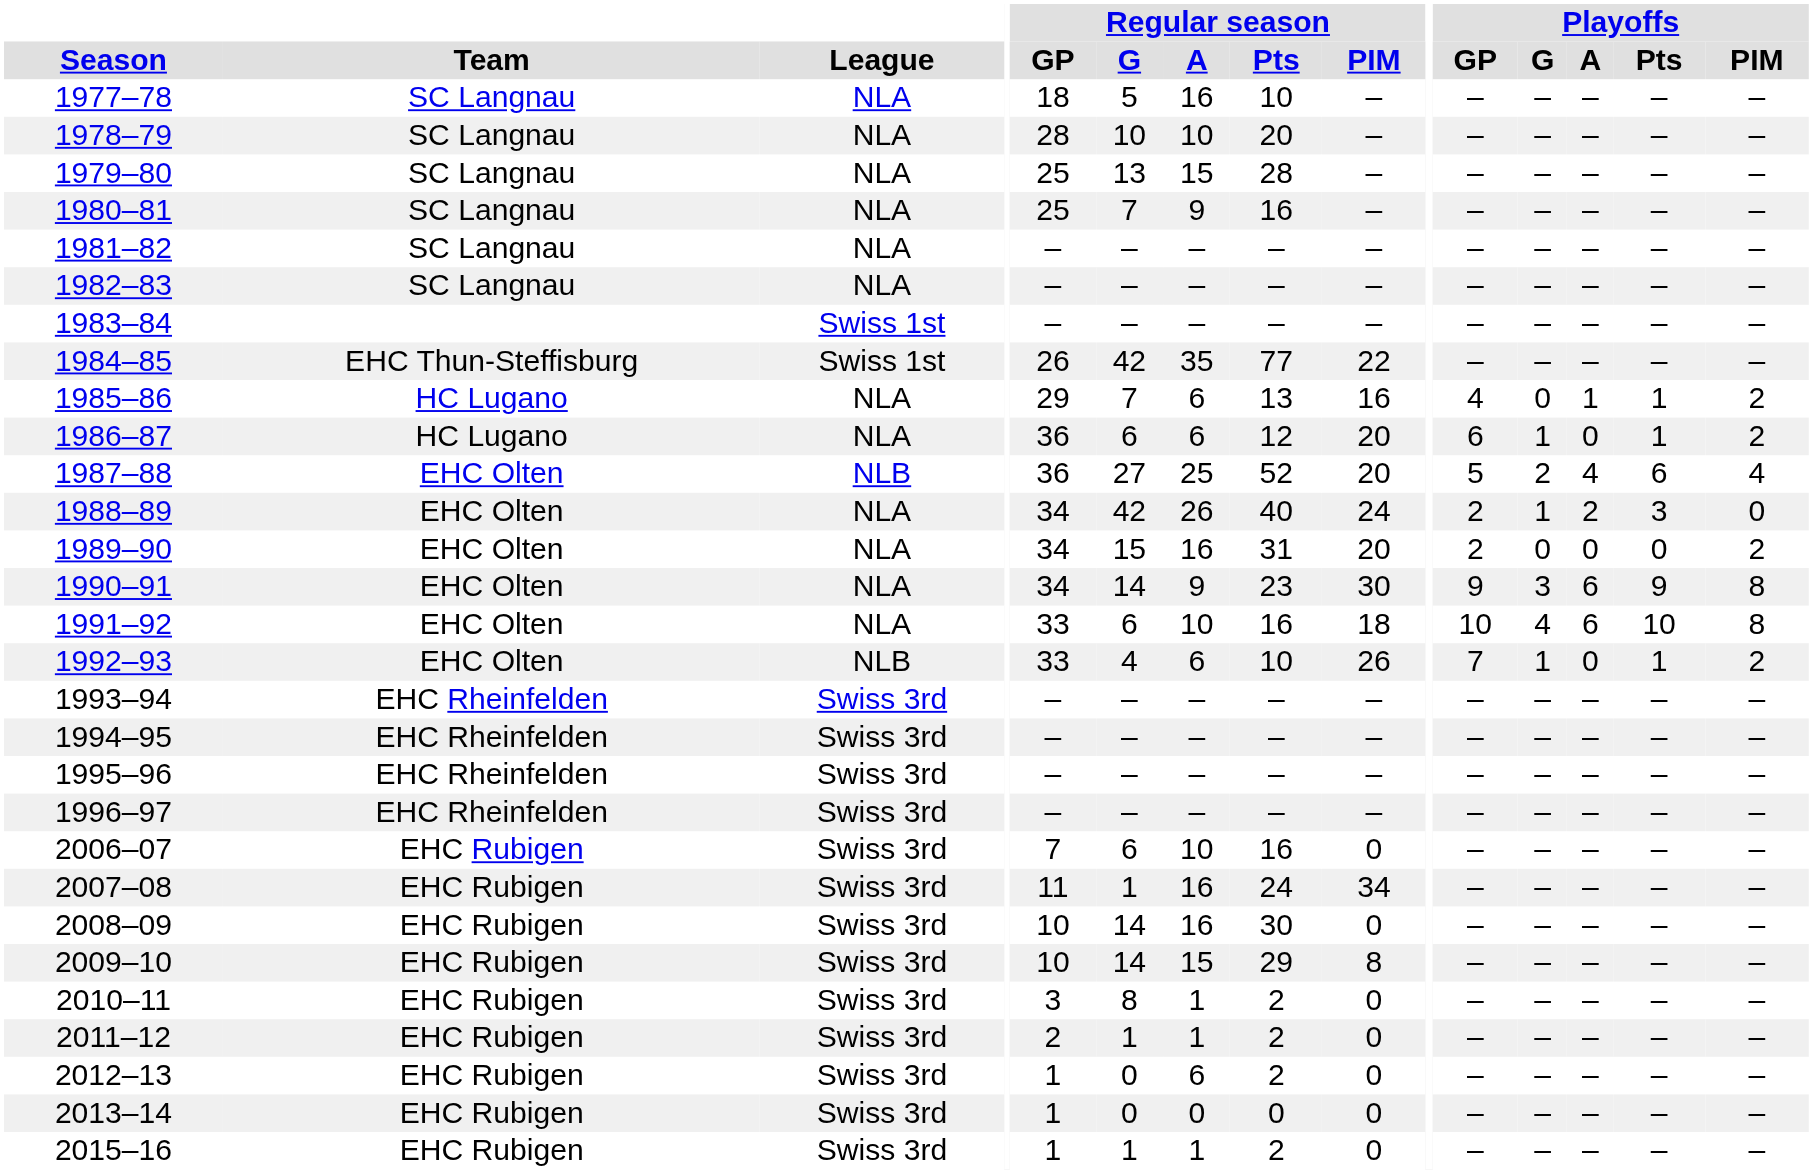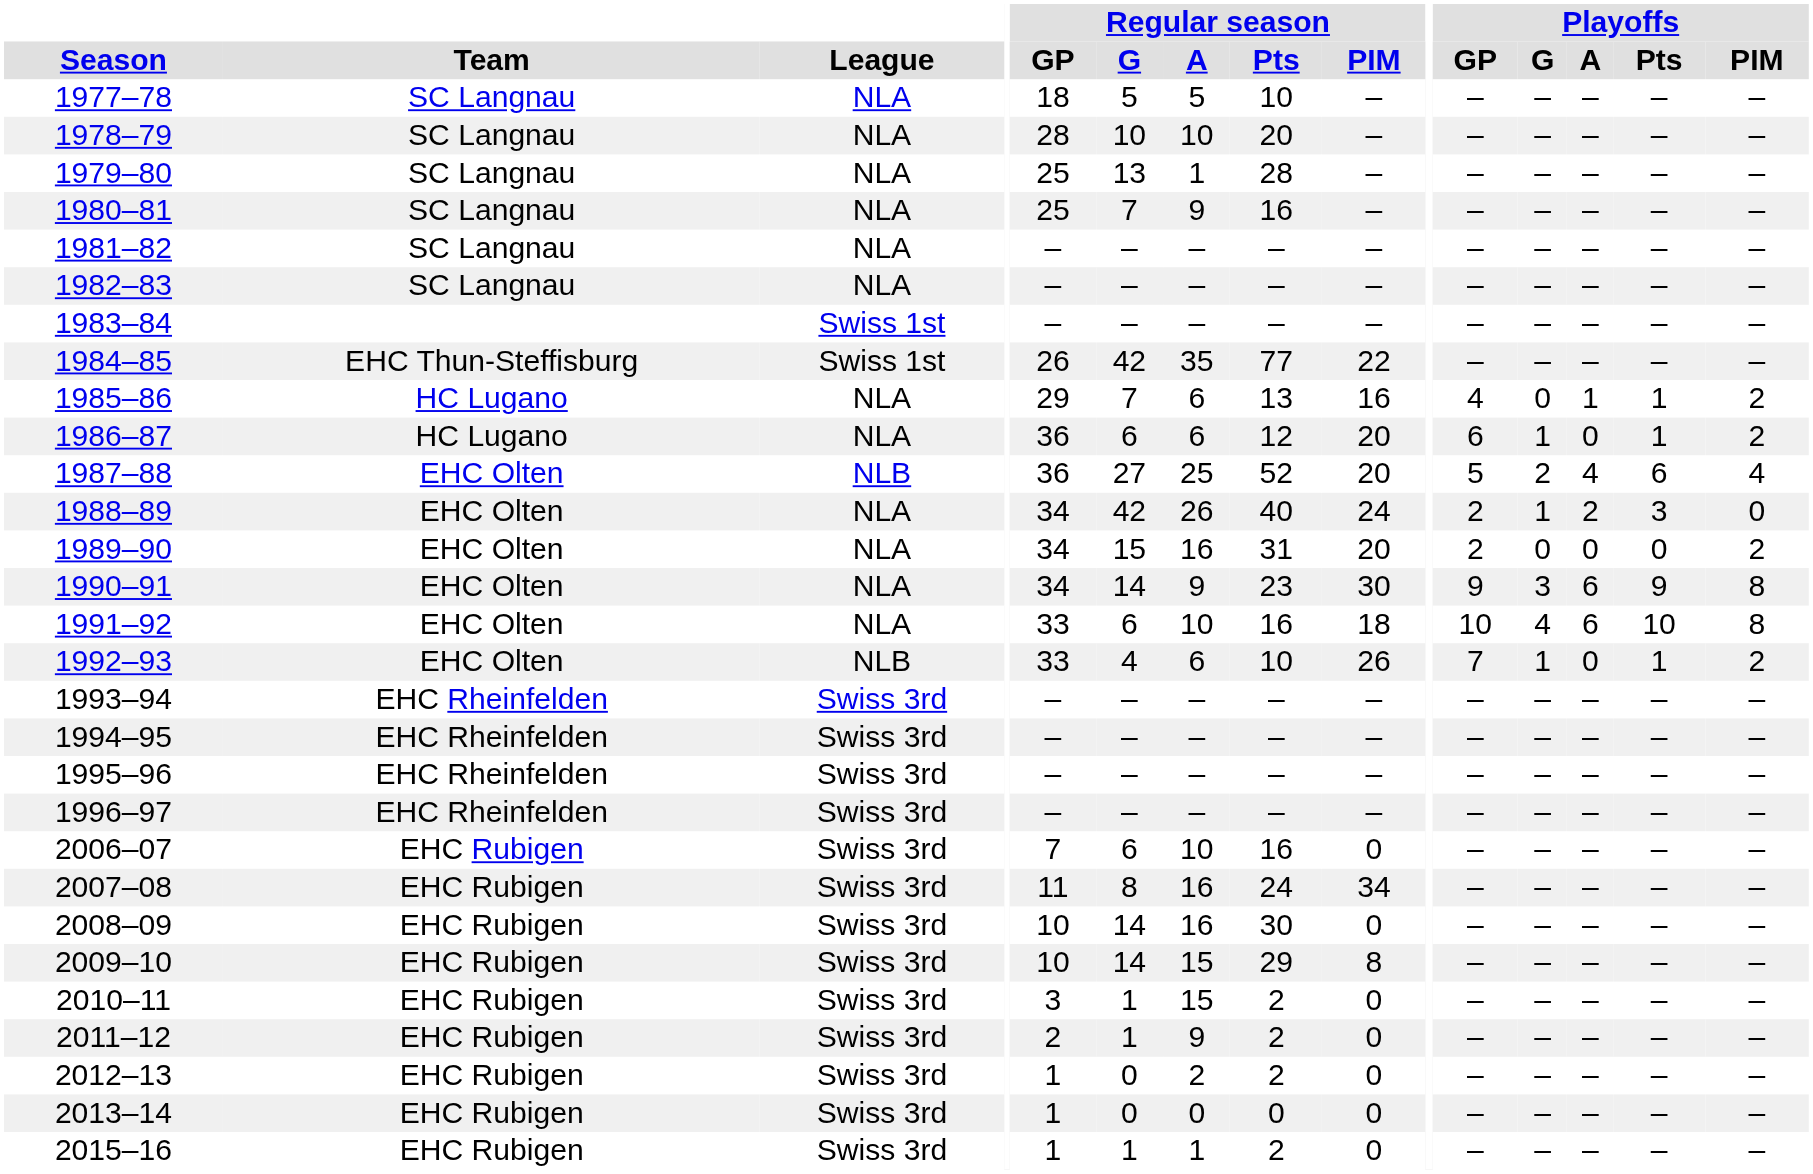(1197, 97) 16 -> (1197, 97) 5
(1197, 172) 15 -> (1197, 172) 1
(1129, 887) 1 -> (1129, 887) 8
(1129, 999) 8 -> (1129, 999) 1
(1197, 999) 1 -> (1197, 999) 15
(1197, 1037) 1 -> (1197, 1037) 9
(1197, 1075) 6 -> (1197, 1075) 2
